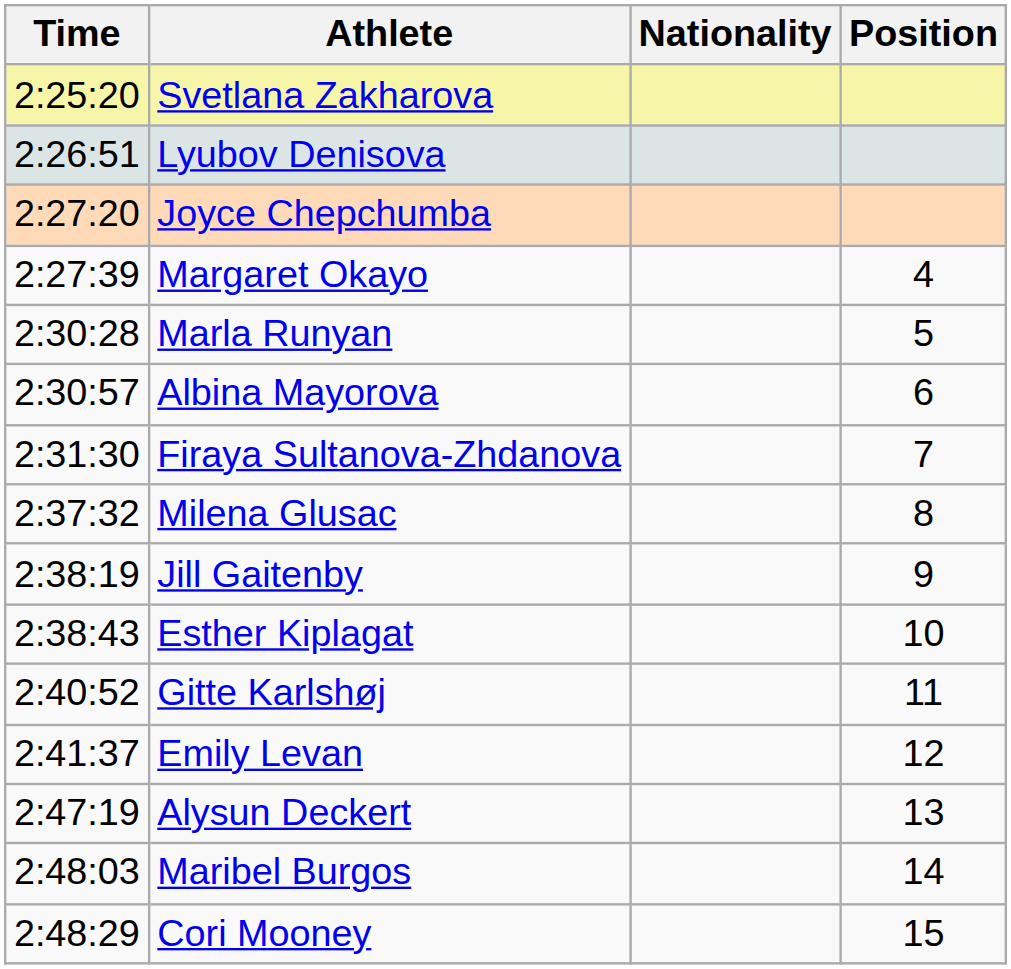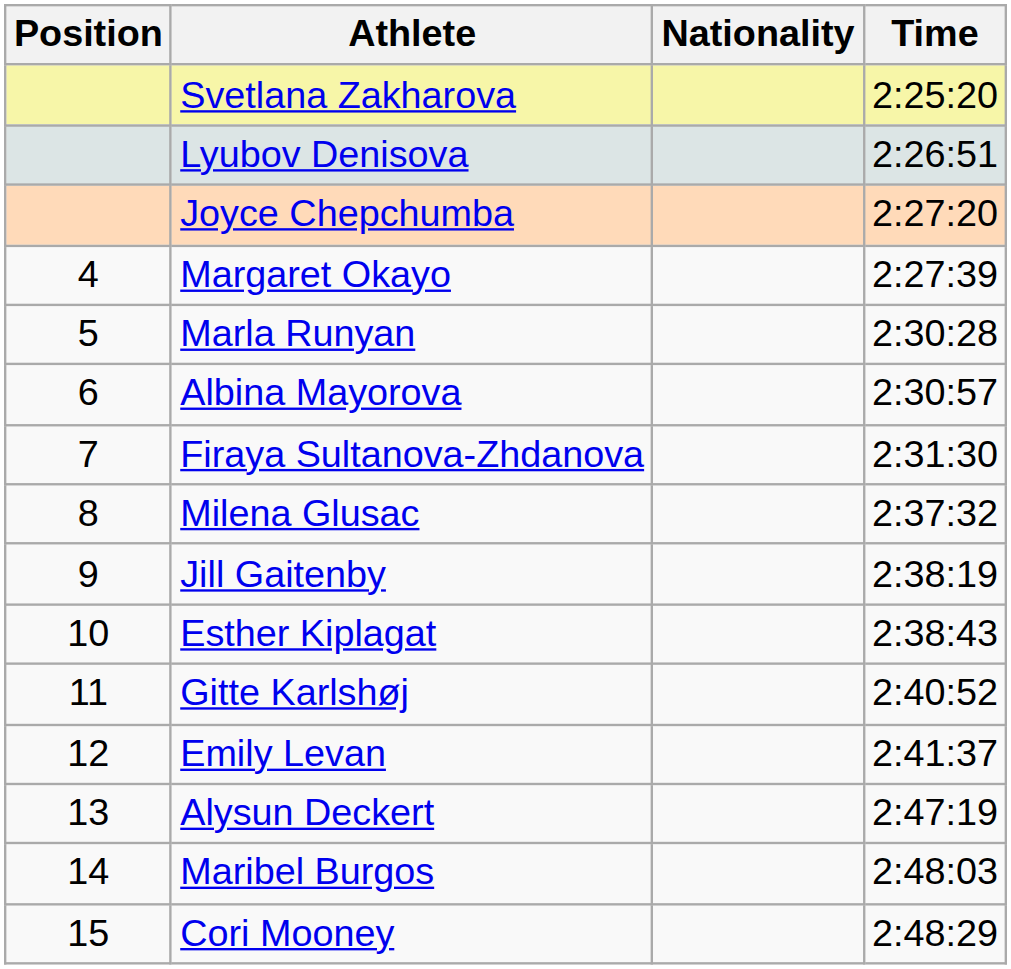columns swapped: (923, 34) <-> (77, 34)
